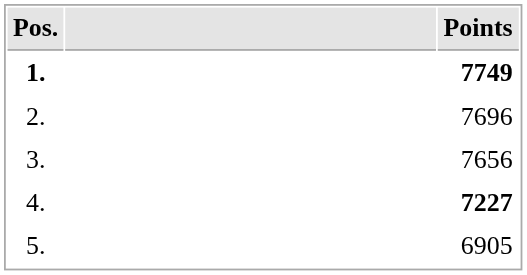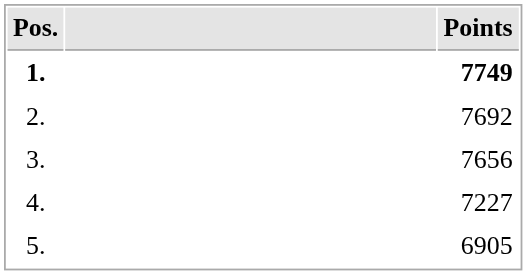(487, 116) 7696 -> (487, 116) 7692
(487, 202) bold -> (487, 202) normal
